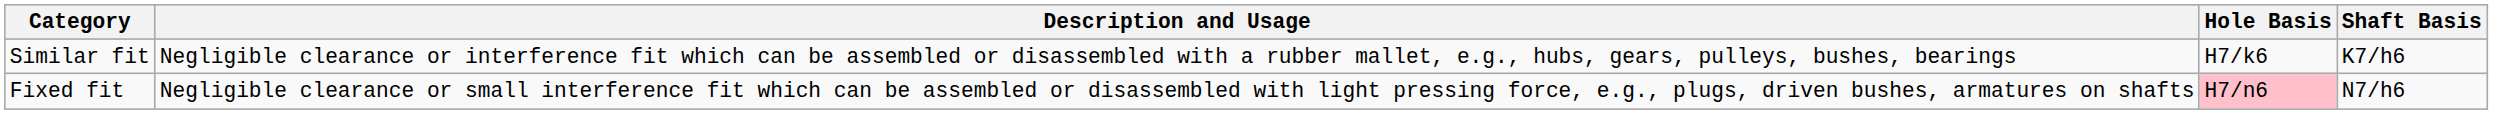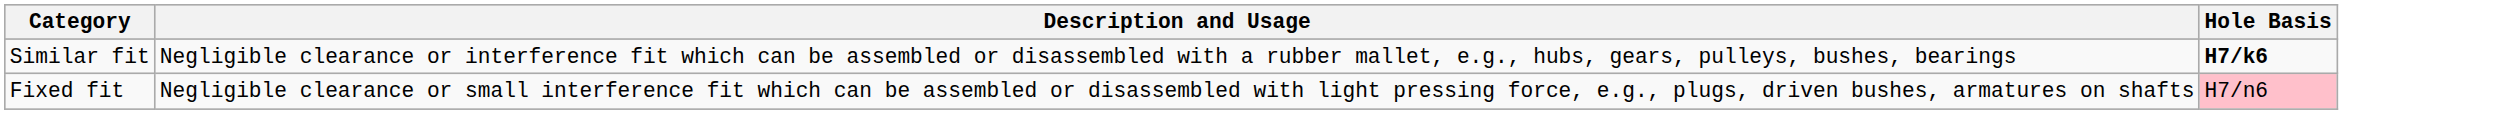- column: (2412, 22)
(2236, 57) normal -> (2236, 57) bold
